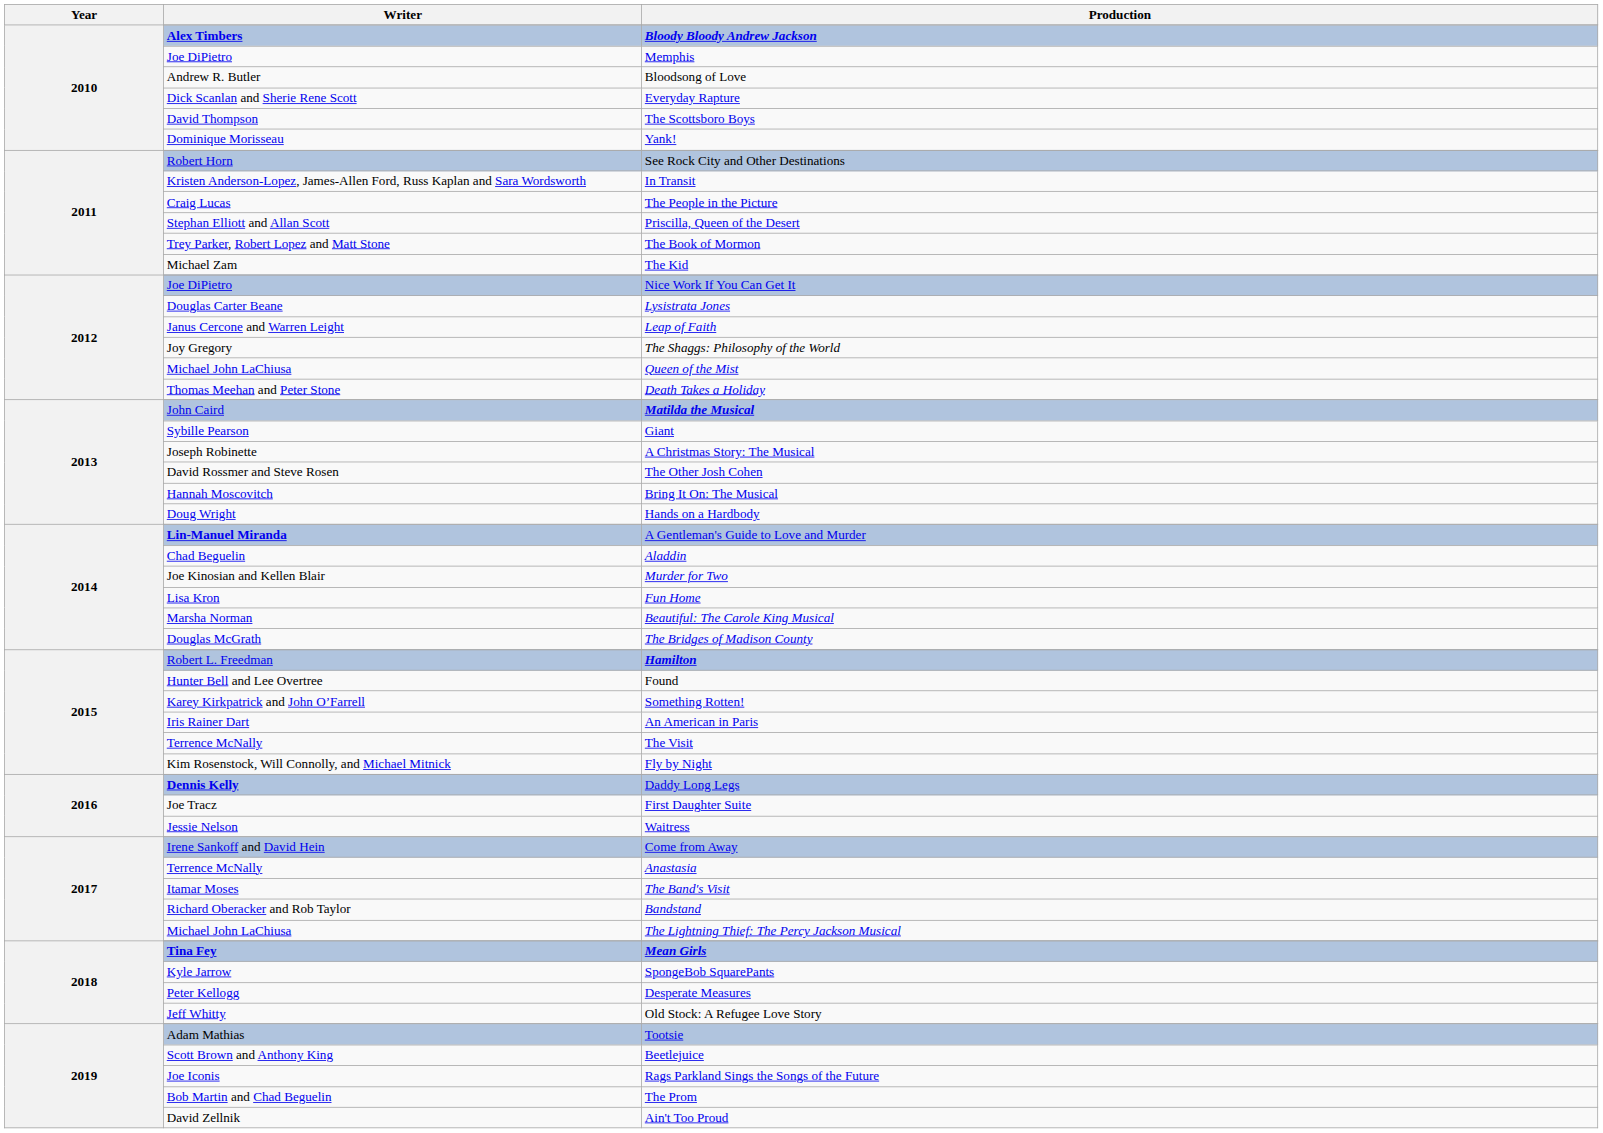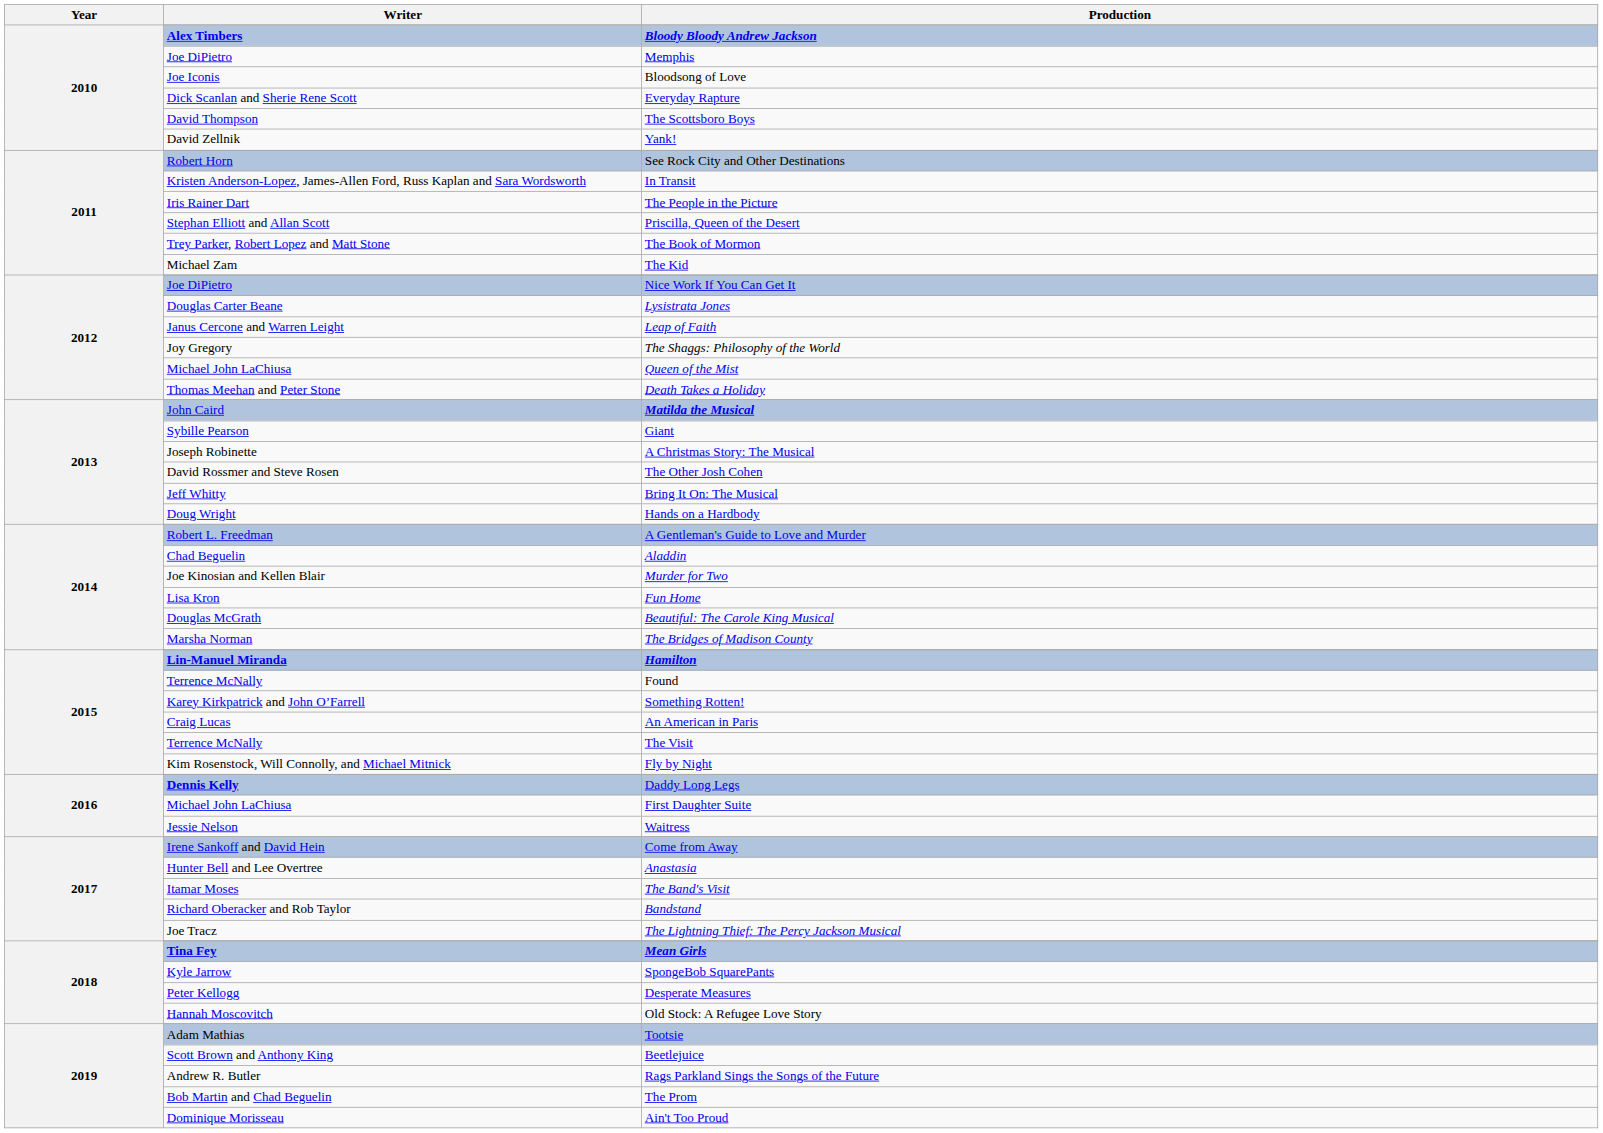(214, 77) Andrew R. Butler -> (193, 77) Joe Iconis
(225, 139) Dominique Morisseau -> (203, 139) David Zellnik
(199, 202) Craig Lucas -> (208, 202) Iris Rainer Dart
(220, 493) Hannah Moscovitch -> (196, 493) Jeff Whitty
(227, 535) Lin-Manuel Miranda -> (220, 535) Robert L. Freedman
(210, 618) Marsha Norman -> (214, 618) Douglas McGrath
(214, 639) Douglas McGrath -> (210, 639) Marsha Norman
(220, 659) Robert L. Freedman -> (227, 659) Lin-Manuel Miranda
(245, 680) Hunter Bell and Lee Overtree -> (215, 680) Terrence McNally
(208, 722) Iris Rainer Dart -> (199, 722) Craig Lucas
(192, 805) Joe Tracz -> (229, 805) Michael John LaChiusa
(215, 868) Terrence McNally -> (245, 868) Hunter Bell and Lee Overtree
(229, 930) Michael John LaChiusa -> (192, 930) Joe Tracz
(196, 1013) Jeff Whitty -> (220, 1013) Hannah Moscovitch
(193, 1076) Joe Iconis -> (214, 1076) Andrew R. Butler
(203, 1117) David Zellnik -> (225, 1117) Dominique Morisseau
